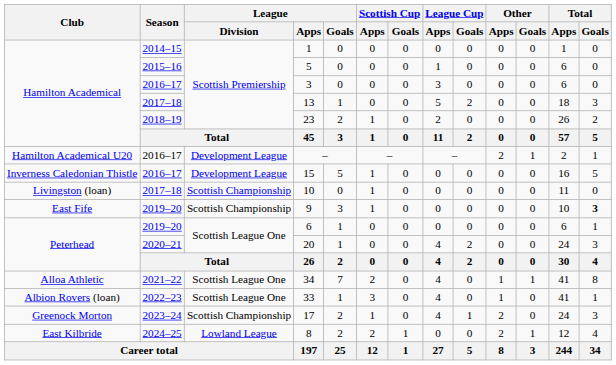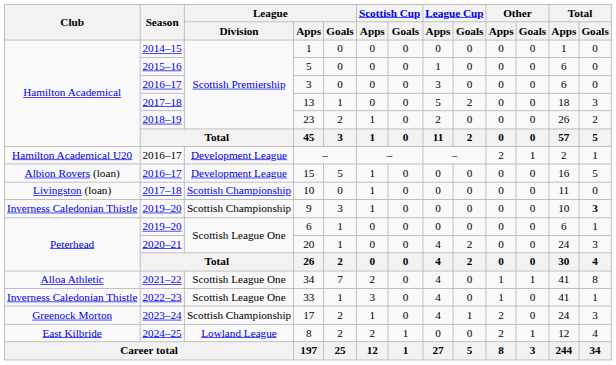(72, 173) Inverness Caledonian Thistle -> (72, 173) Albion Rovers (loan)
(72, 208) East Fife -> (72, 208) Inverness Caledonian Thistle
(72, 297) Albion Rovers (loan) -> (72, 297) Inverness Caledonian Thistle
